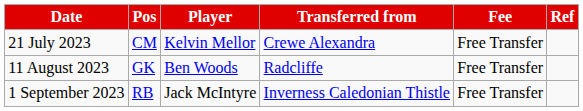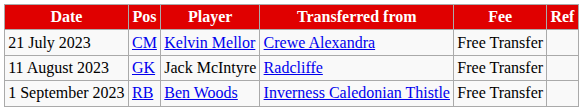(201, 67) Ben Woods -> (210, 67) Jack McIntyre
(210, 93) Jack McIntyre -> (201, 93) Ben Woods
